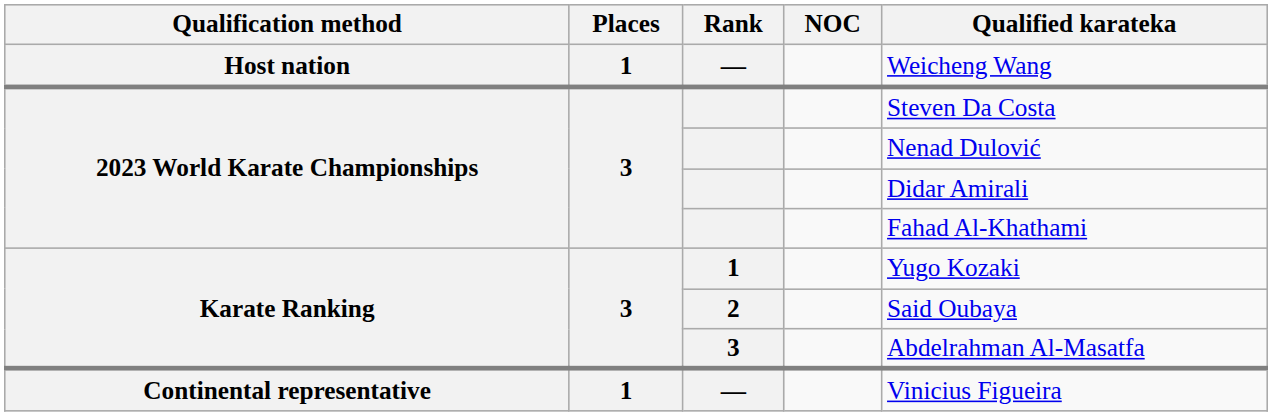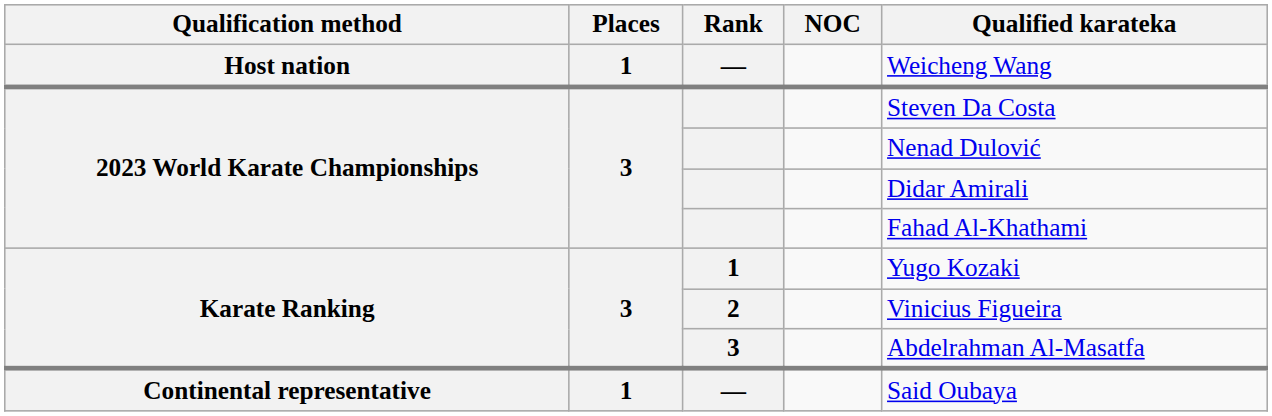(952, 308) Said Oubaya -> (974, 308) Vinicius Figueira
(974, 390) Vinicius Figueira -> (952, 390) Said Oubaya
